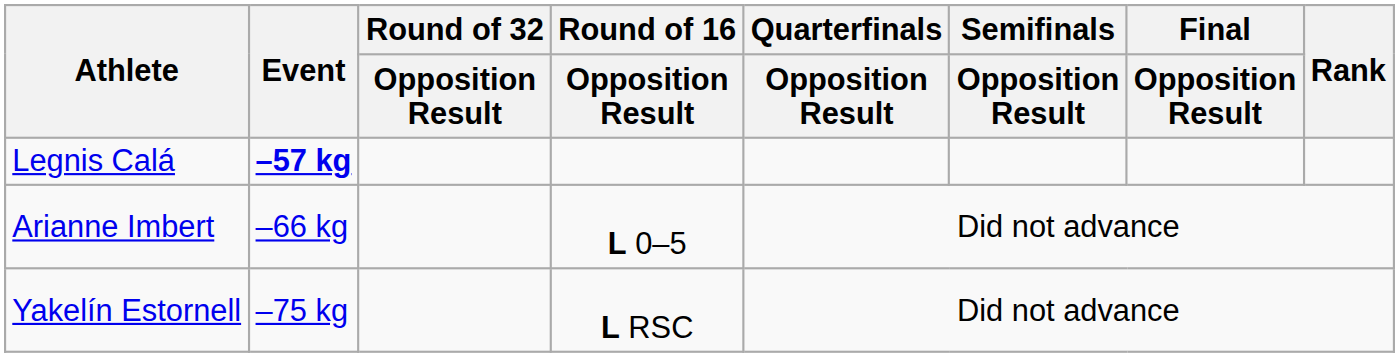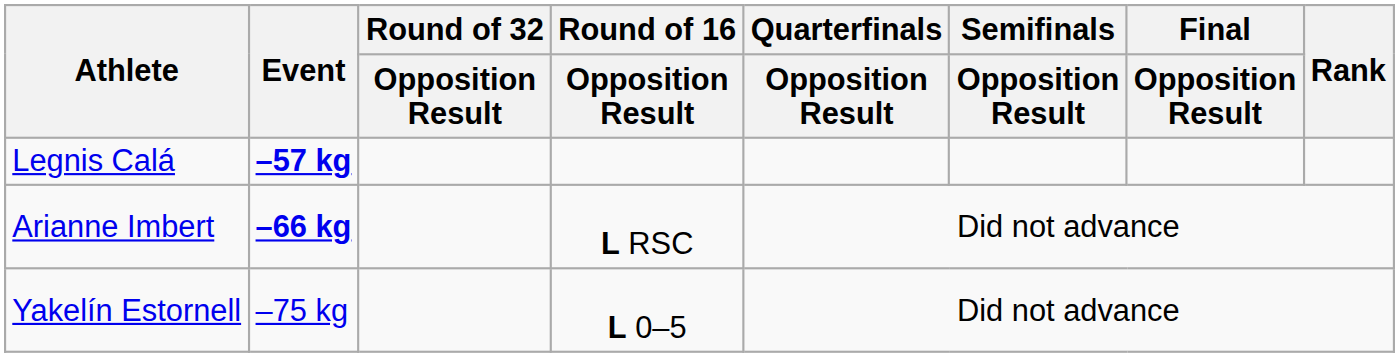(302, 227) normal -> (303, 227) bold
(647, 244) L 0–5 -> (647, 244) L RSC
(647, 327) L RSC -> (647, 327) L 0–5
